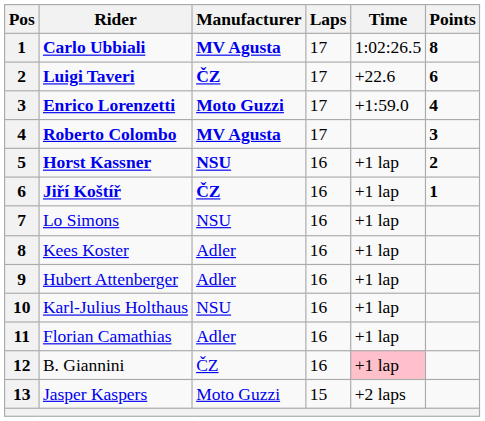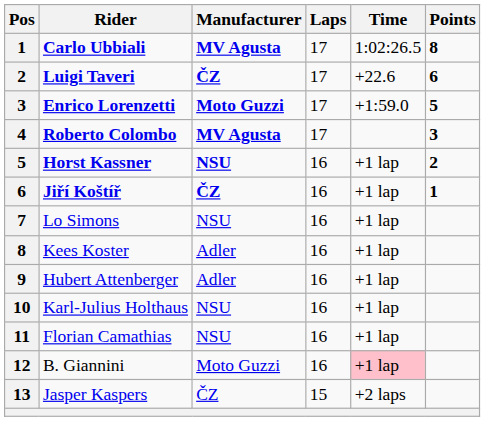(434, 105) 4 -> (434, 105) 5
(216, 336) Adler -> (214, 336) NSU
(207, 364) ČZ -> (238, 364) Moto Guzzi
(238, 393) Moto Guzzi -> (207, 393) ČZ
